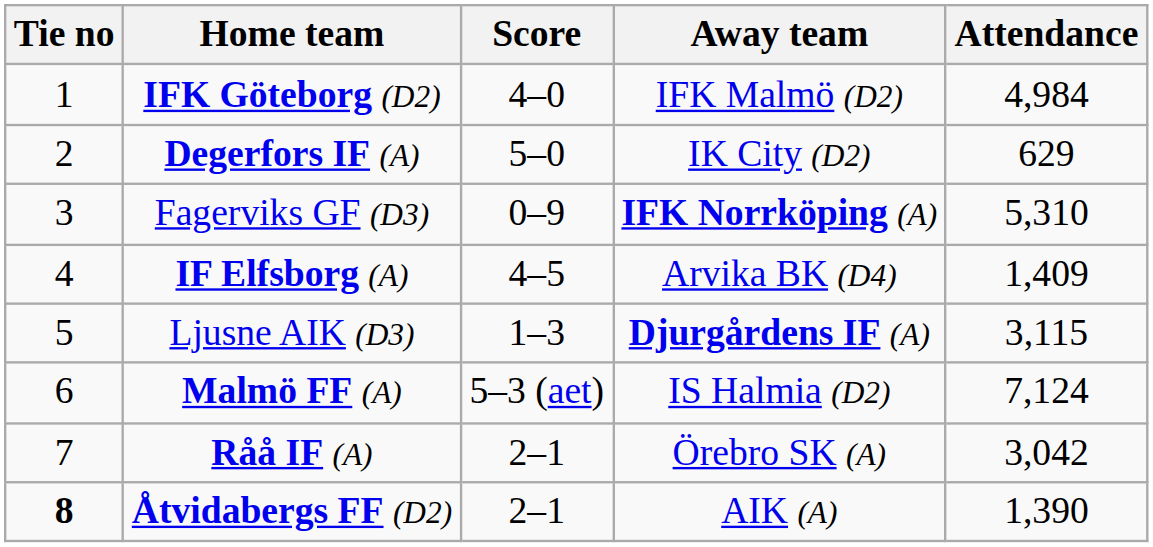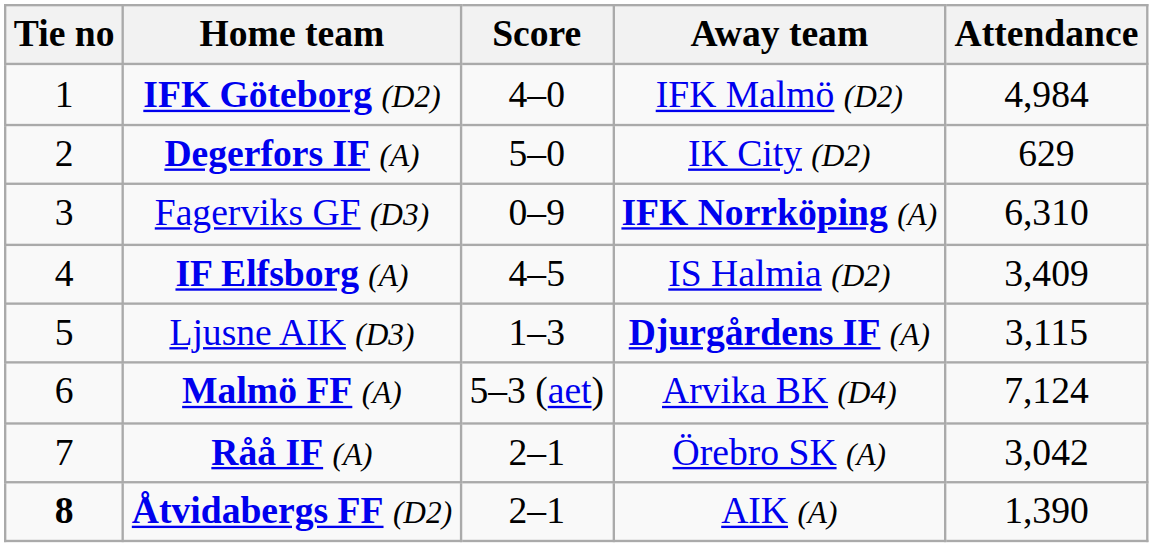(1046, 213) 5,310 -> (1046, 213) 6,310
(779, 272) Arvika BK (D4) -> (779, 272) IS Halmia (D2)
(1046, 272) 1,409 -> (1046, 272) 3,409
(779, 392) IS Halmia (D2) -> (779, 392) Arvika BK (D4)
